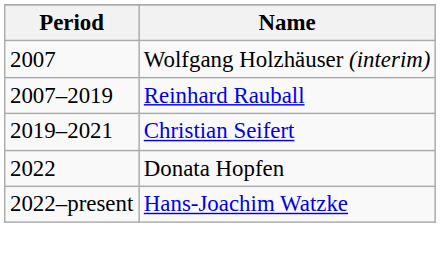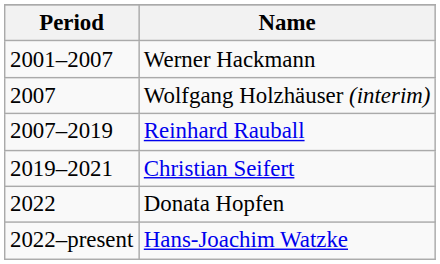+ row: (230, 58)
